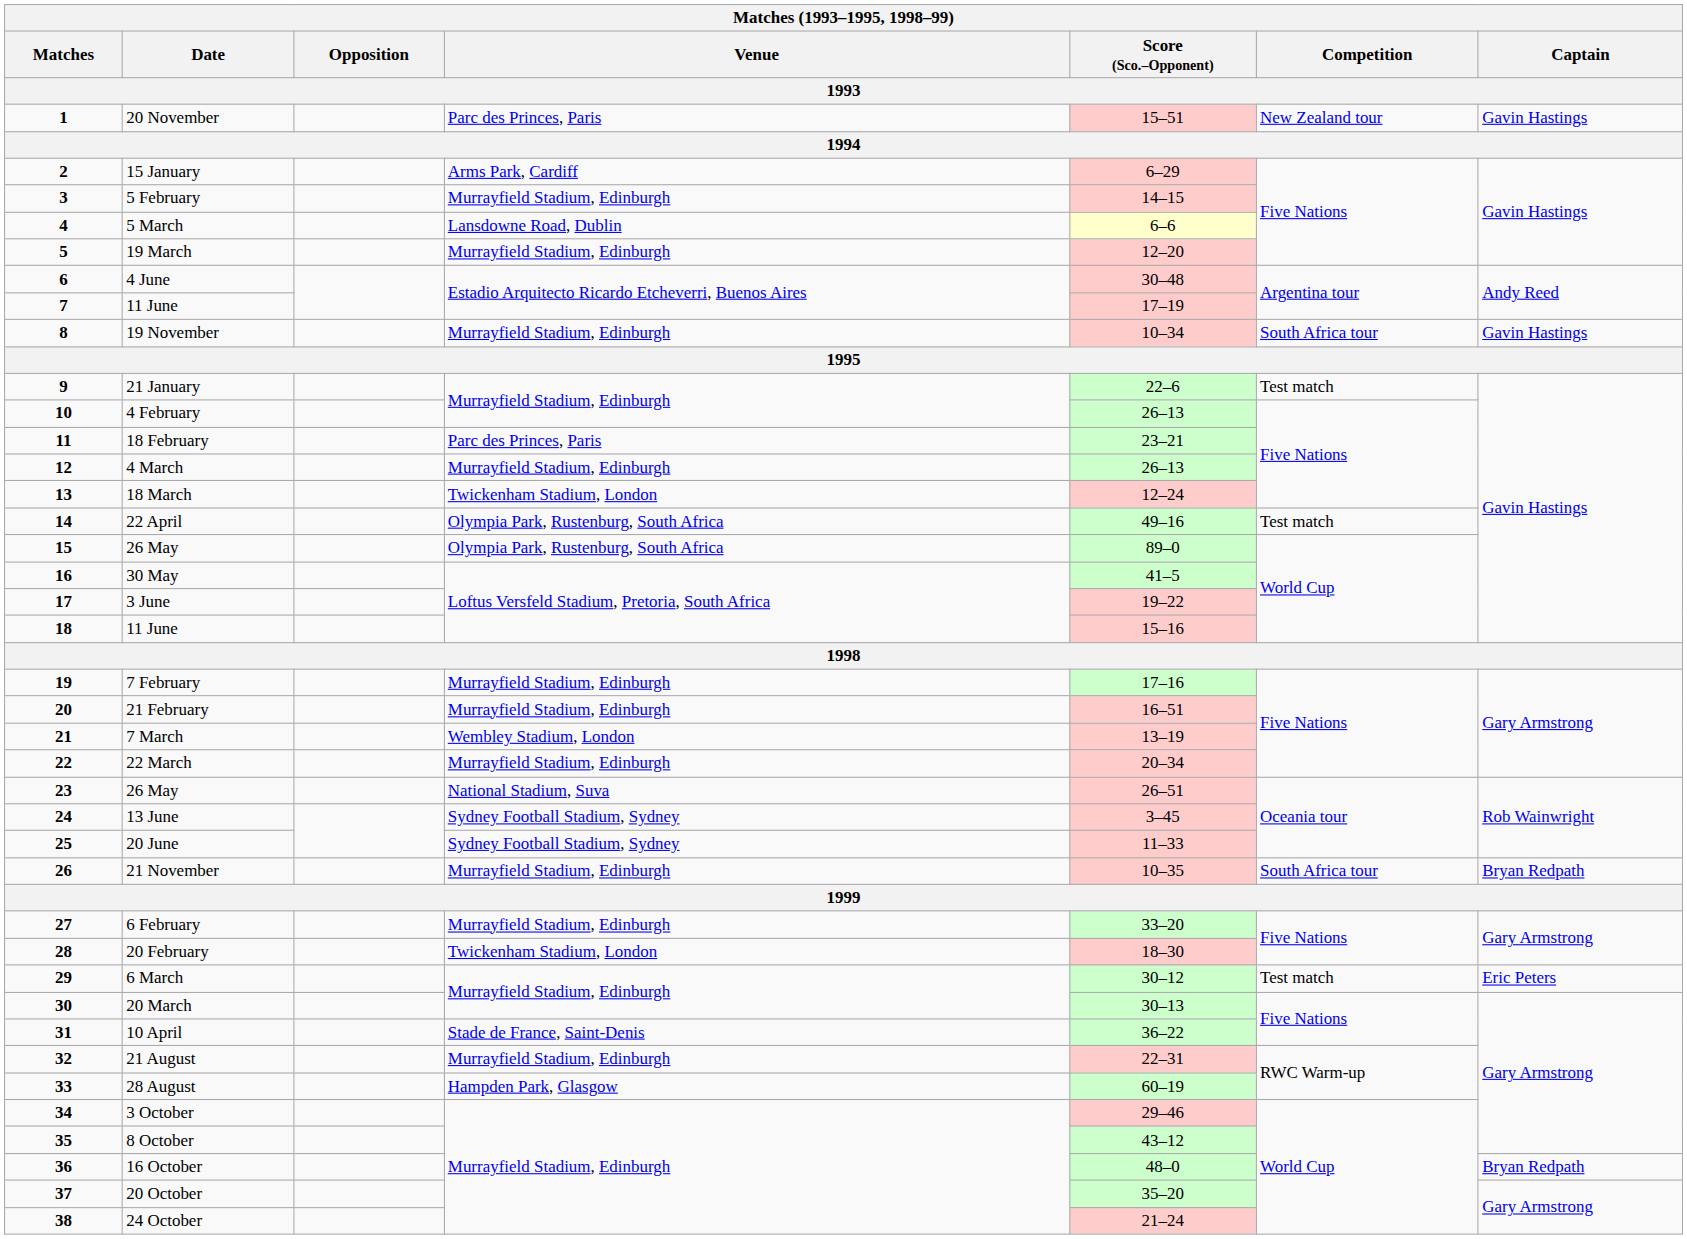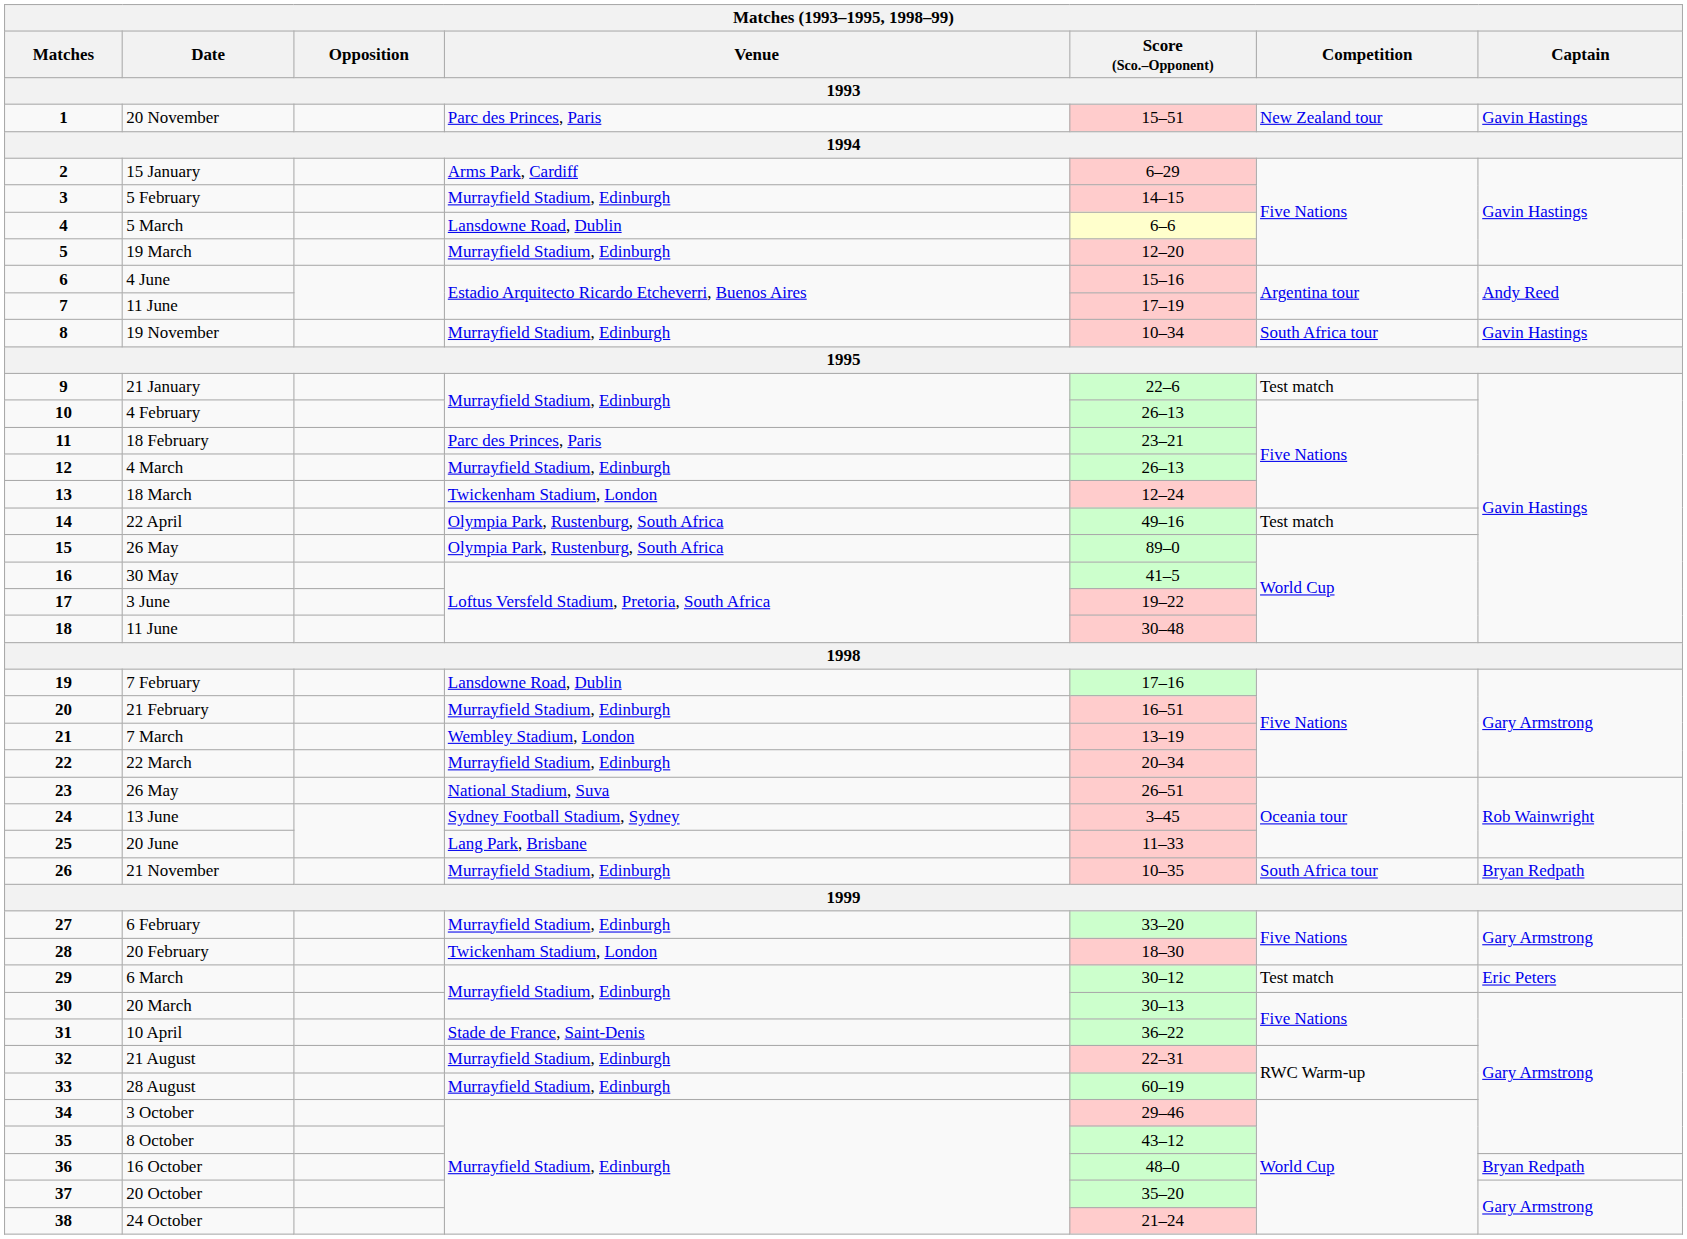(1163, 279) 30–48 -> (1163, 279) 15–16
(1163, 628) 15–16 -> (1163, 628) 30–48
(559, 682) Murrayfield Stadium, Edinburgh -> (535, 682) Lansdowne Road, Dublin
(564, 843) Sydney Football Stadium, Sydney -> (517, 843) Lang Park, Brisbane
(533, 1086) Hampden Park, Glasgow -> (559, 1086) Murrayfield Stadium, Edinburgh
